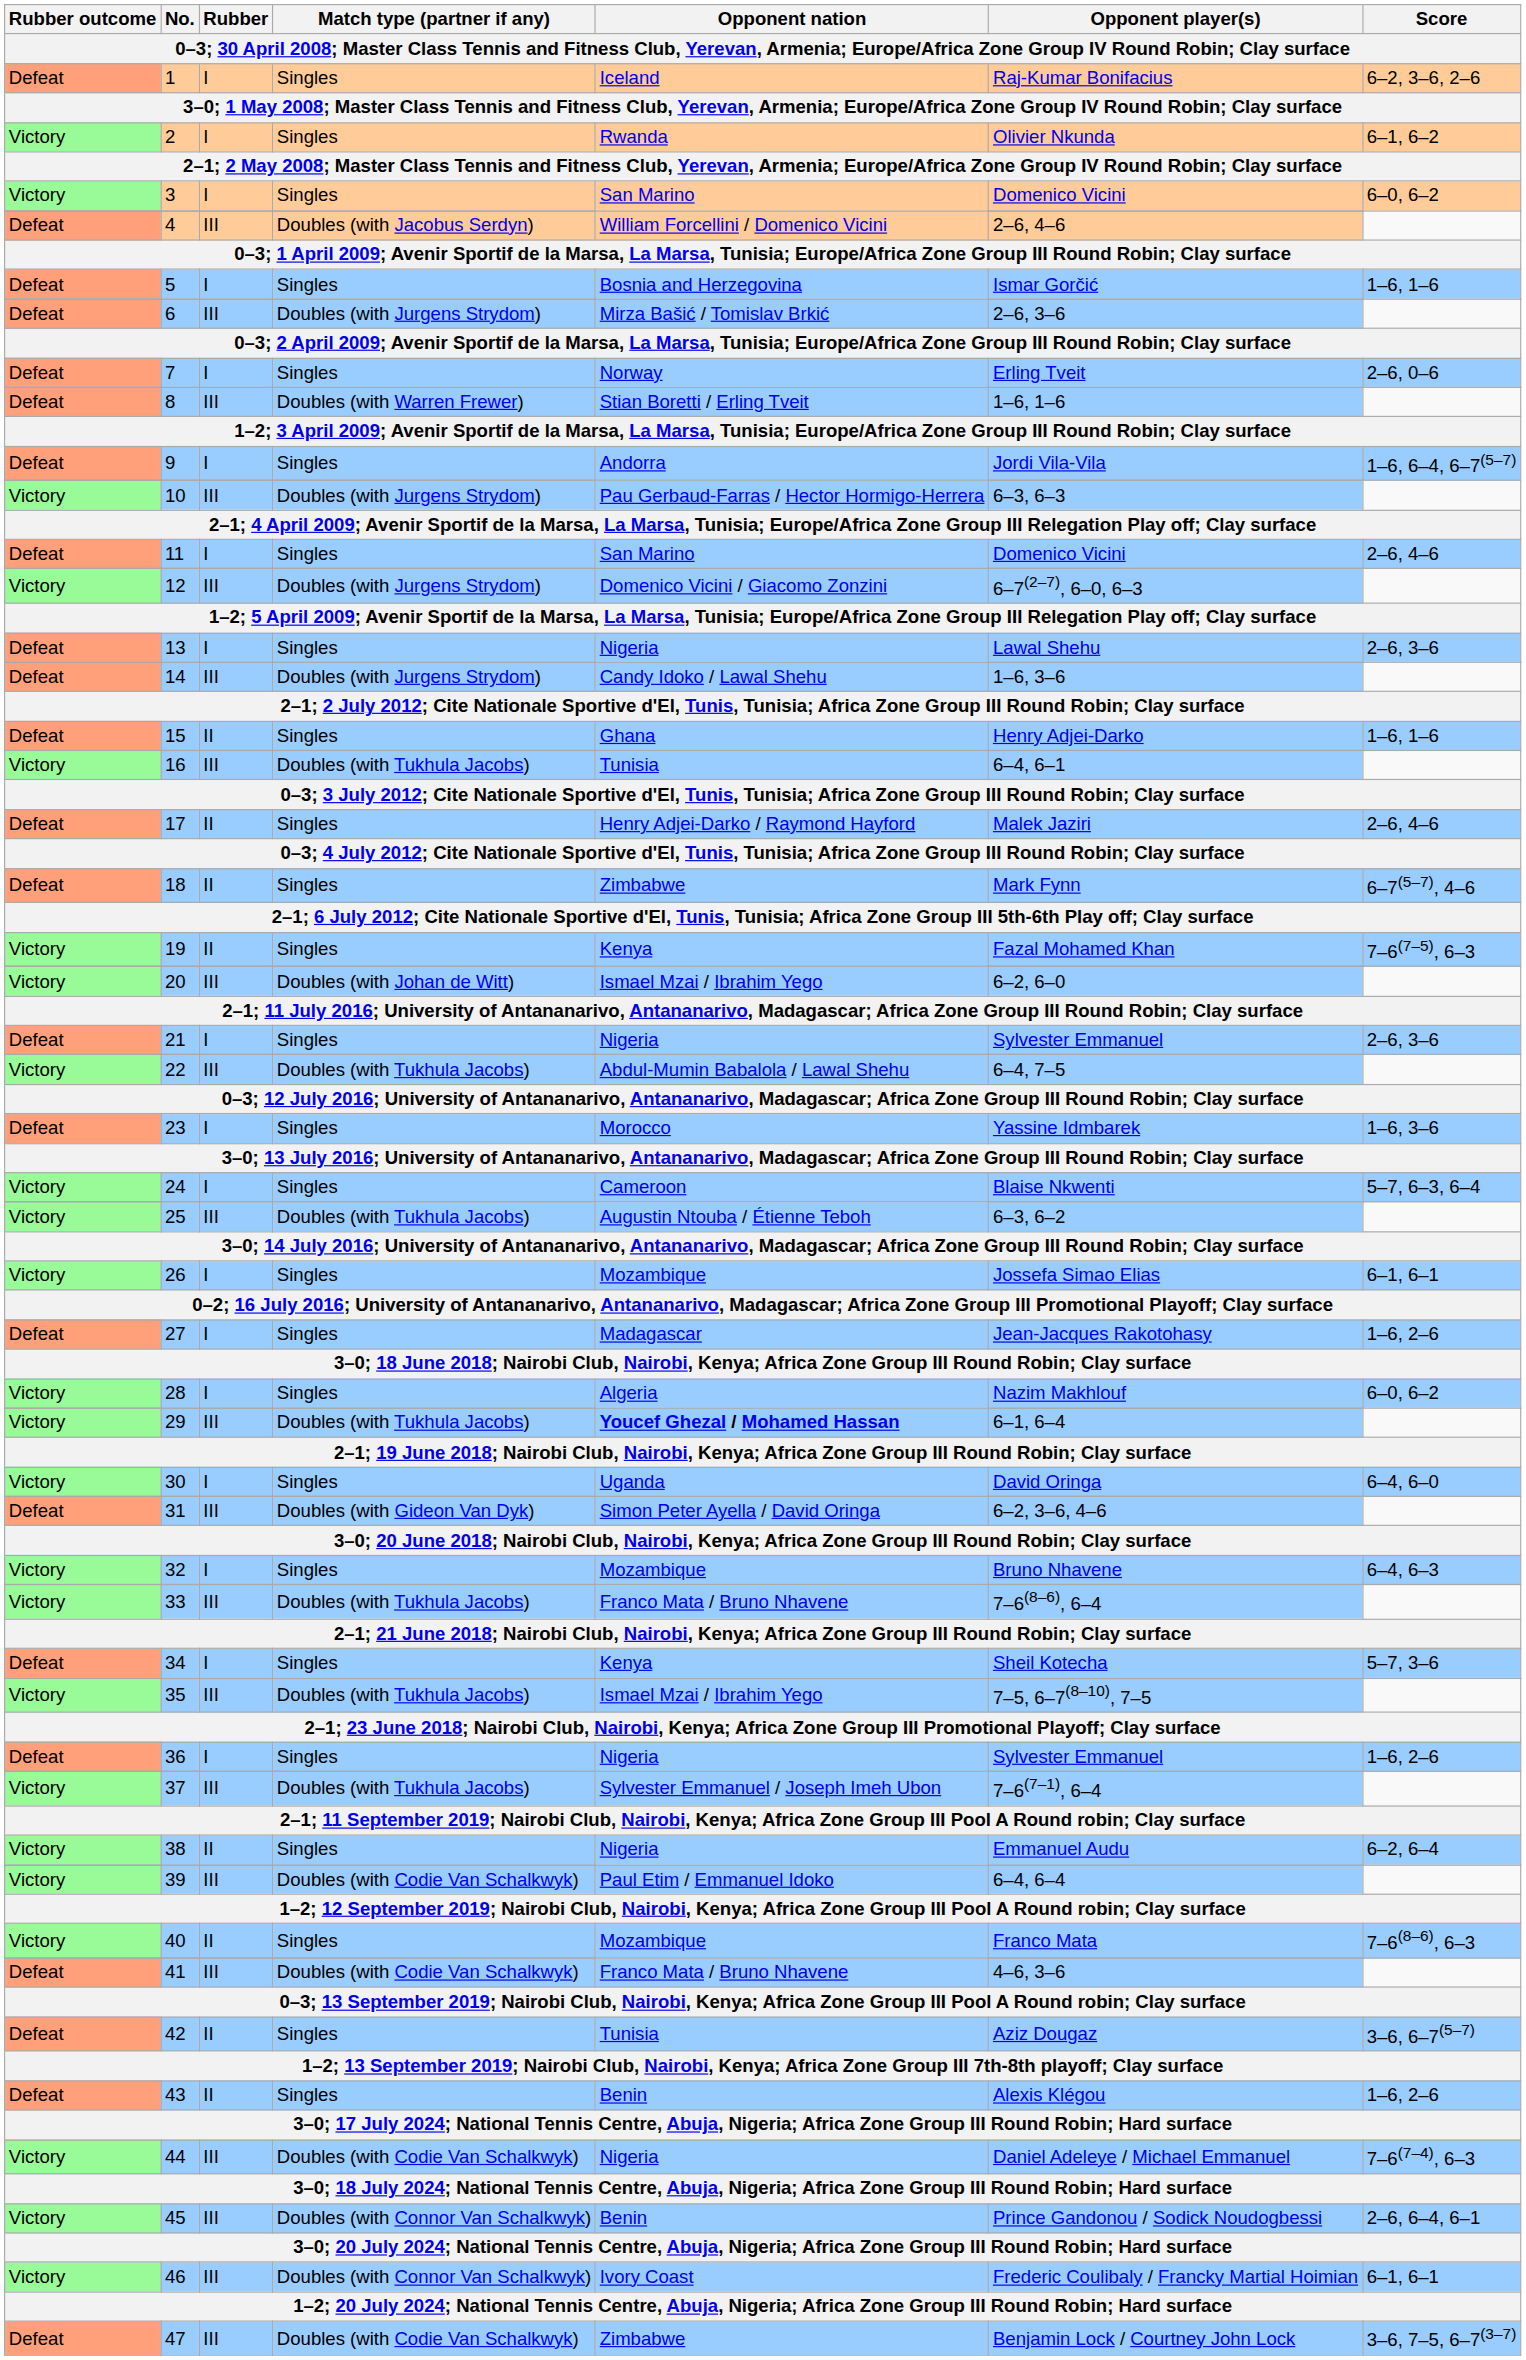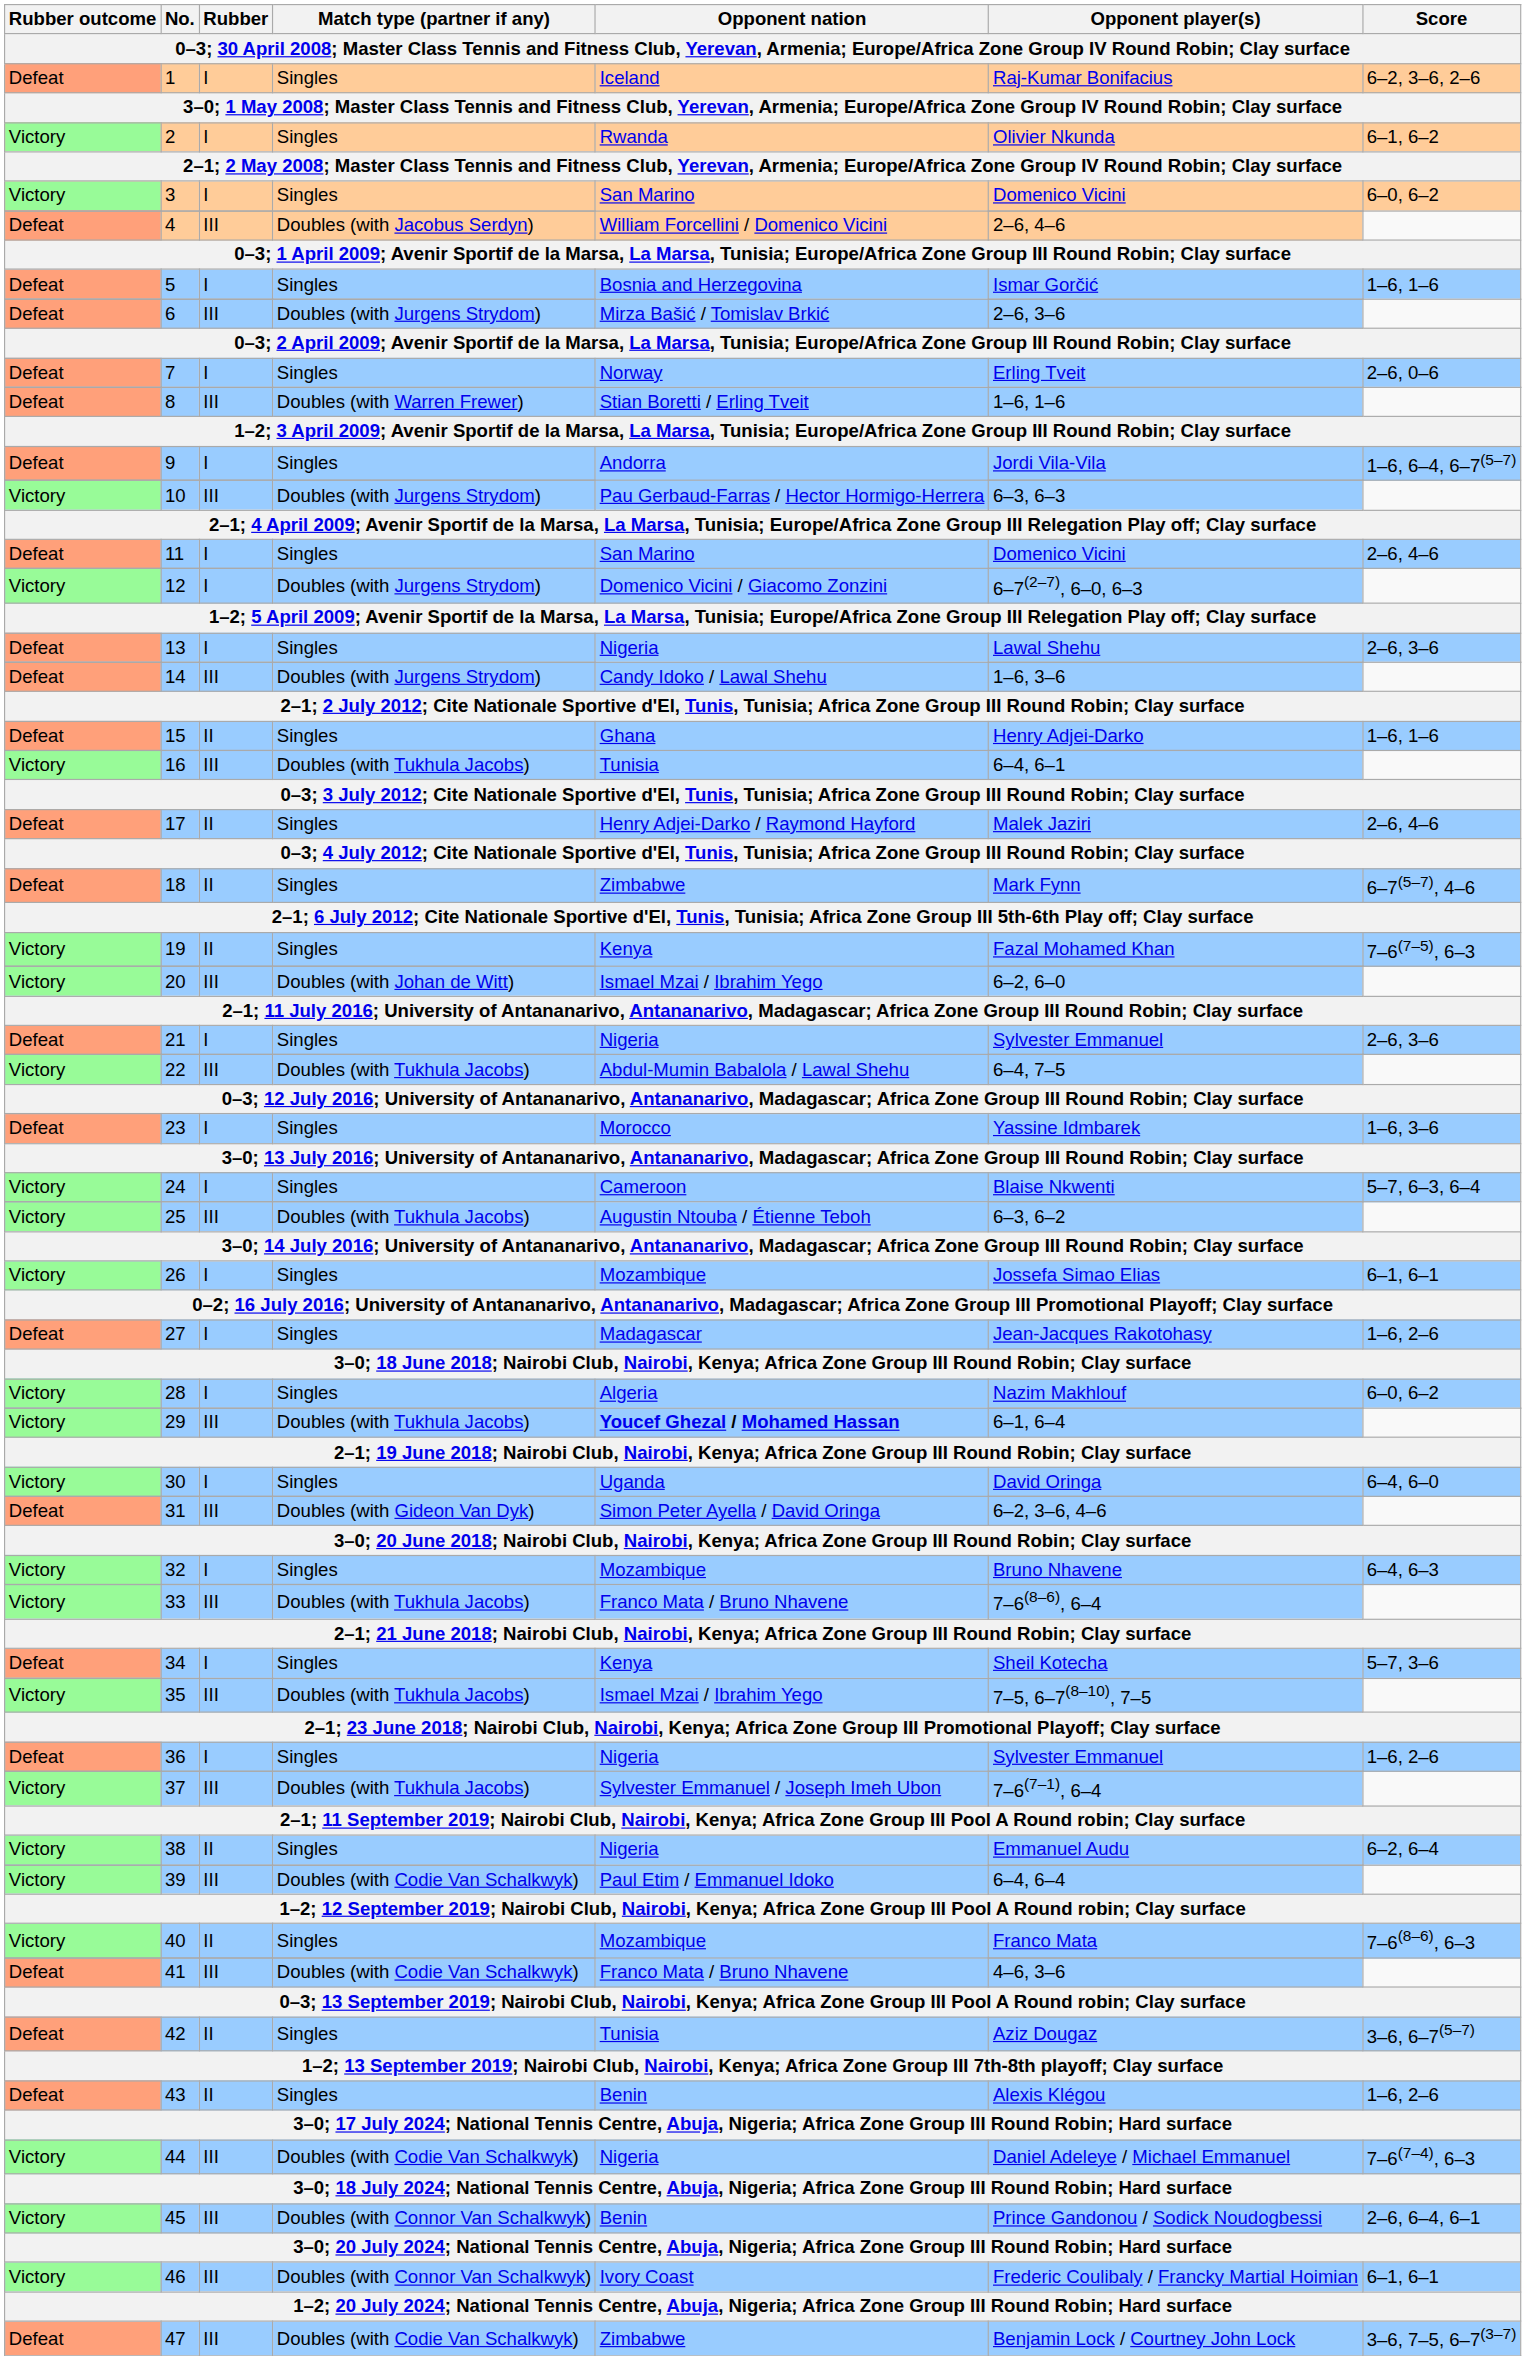(211, 586) III -> (206, 586) I
